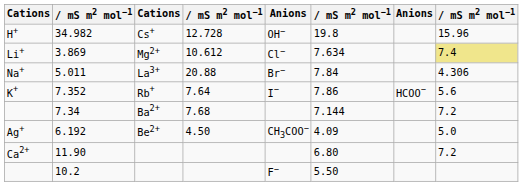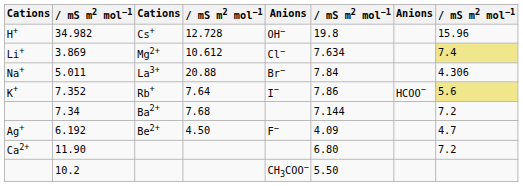(447, 92) no background -> (447, 92) khaki background
(288, 132) CH3COO− -> (273, 130) F−
(447, 132) 5.0 -> (447, 130) 4.7
(273, 172) F− -> (288, 170) CH3COO−
